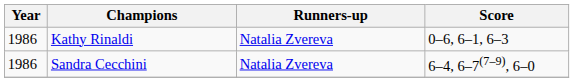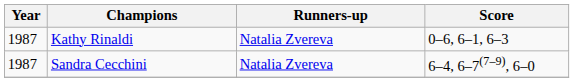(22, 39) 1986 -> (22, 39) 1987
(22, 64) 1986 -> (22, 64) 1987
